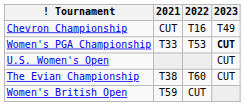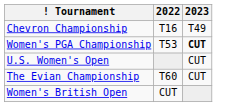- column: (168, 13)
